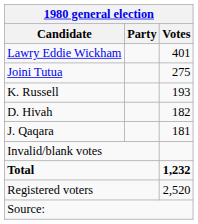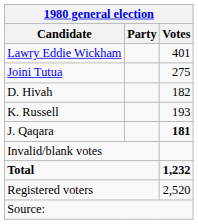rows swapped: (33, 92) <-> (30, 111)
(181, 131) normal -> (181, 131) bold
